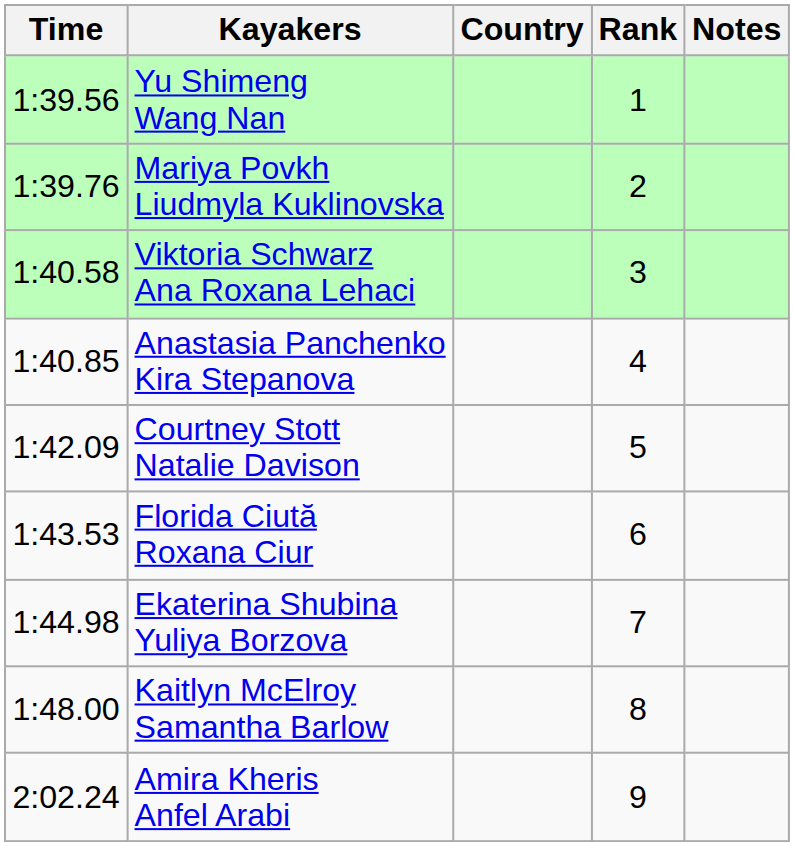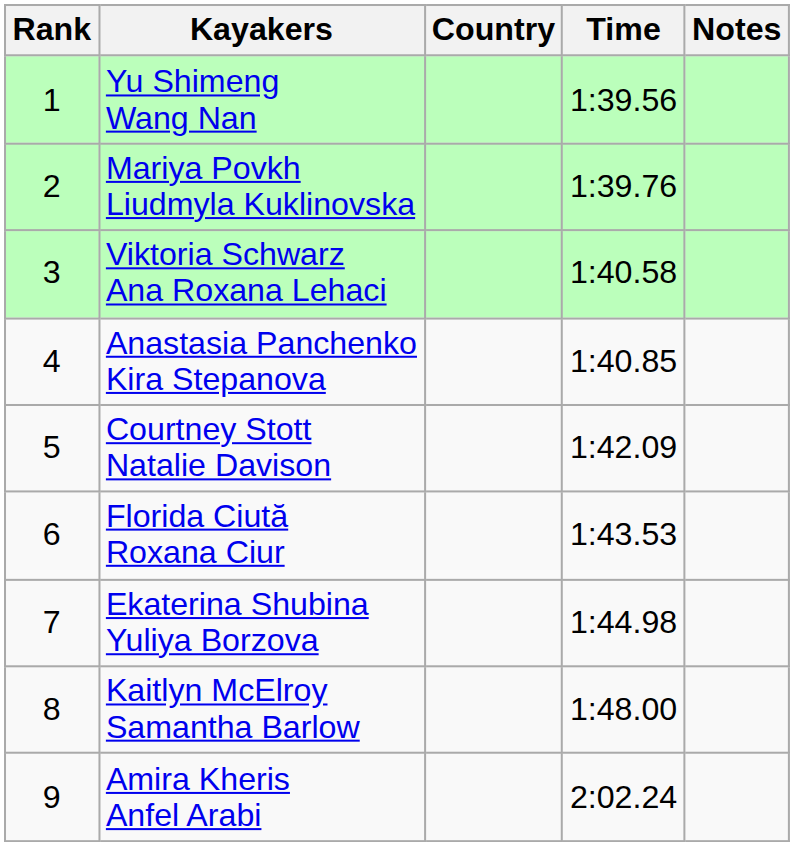columns swapped: (638, 30) <-> (66, 30)
